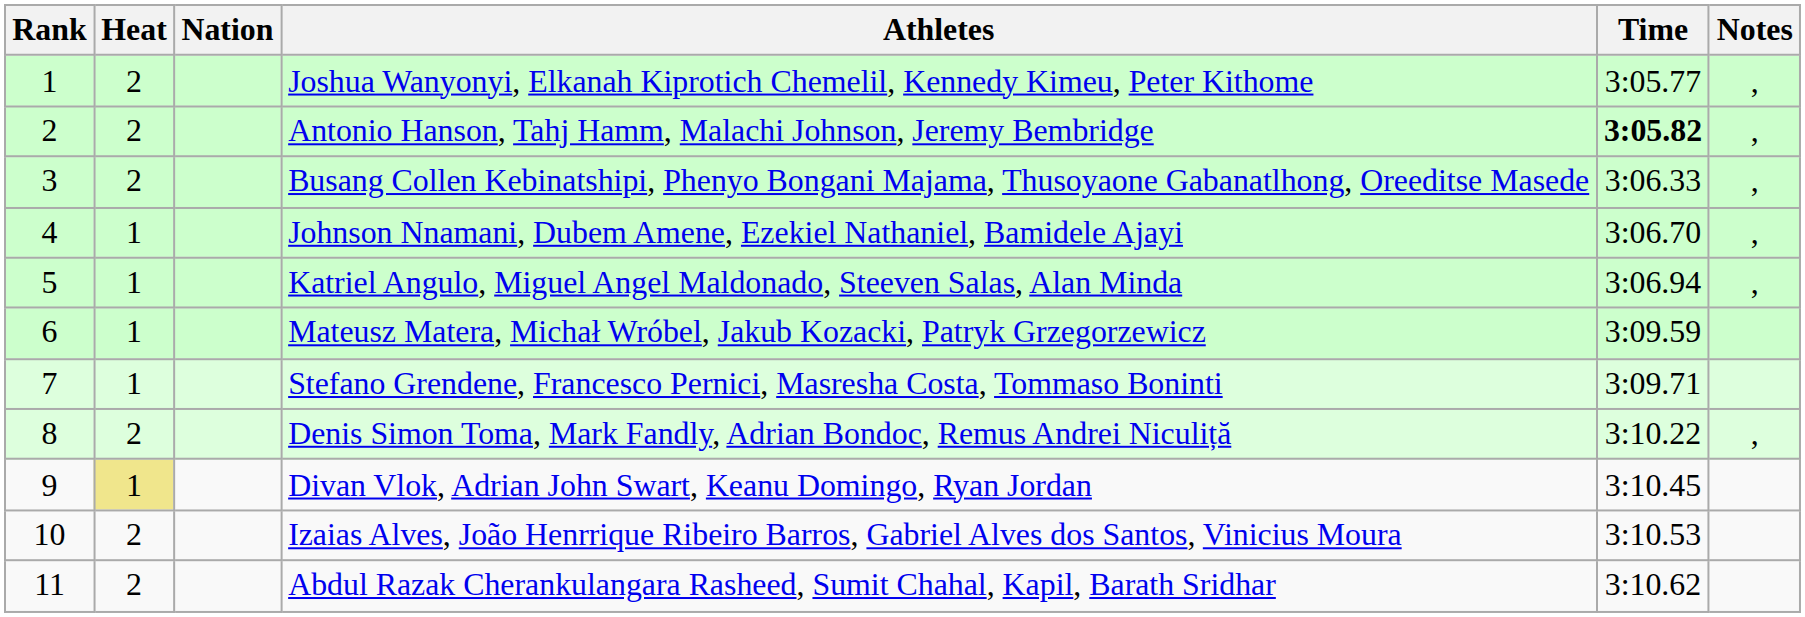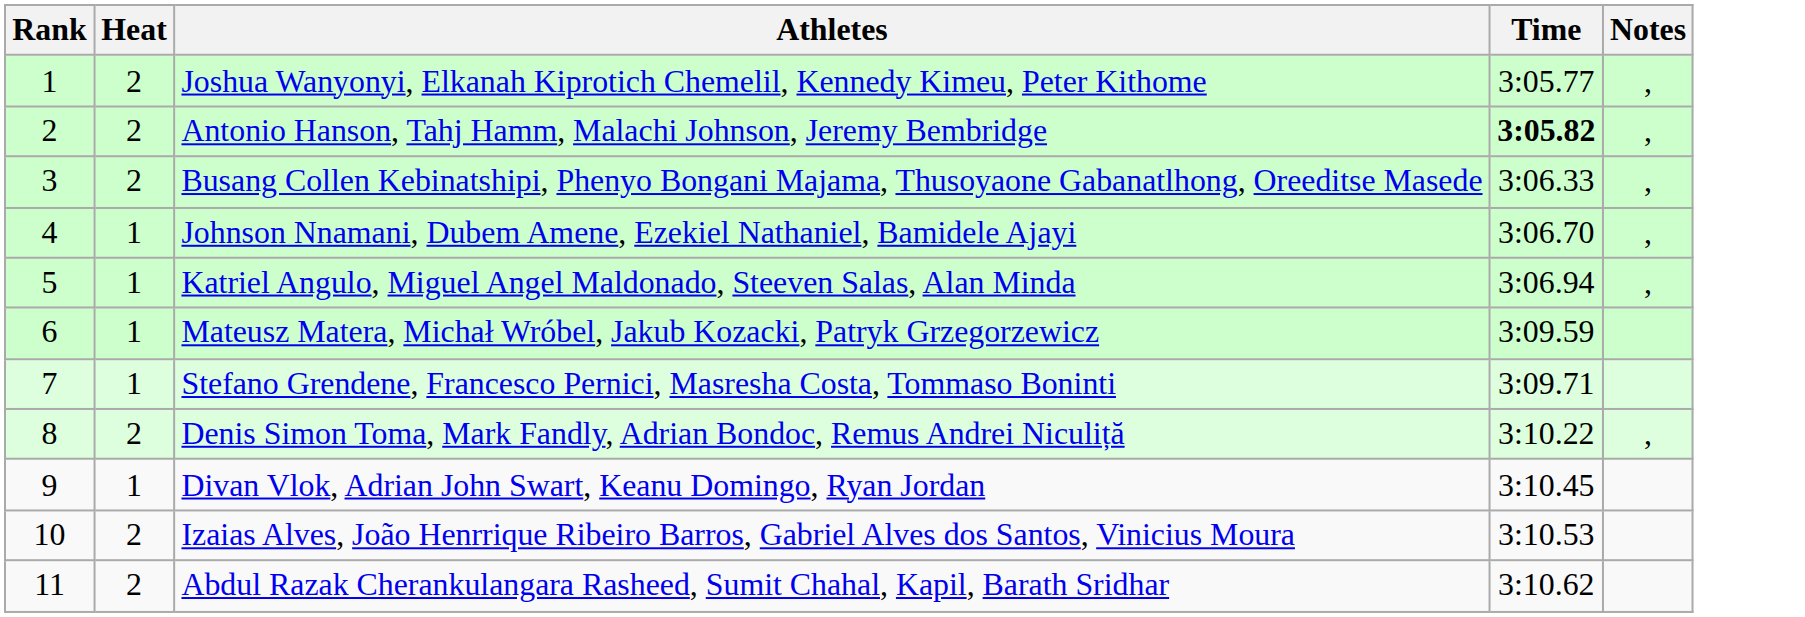- column: (227, 29)
(134, 484) khaki background -> (134, 484) no background
